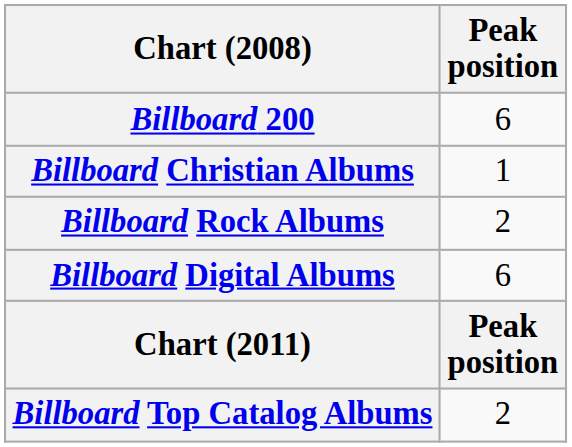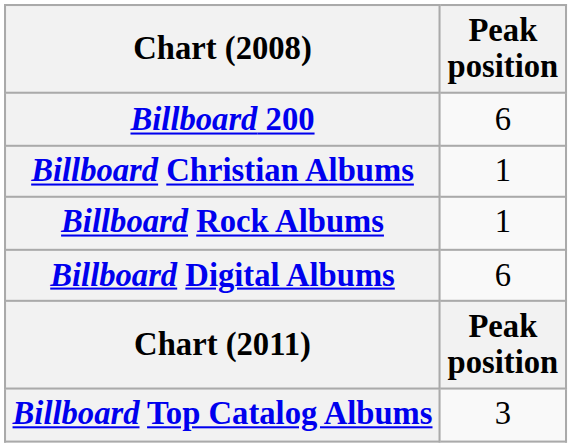(503, 222) 2 -> (503, 222) 1
(503, 414) 2 -> (503, 414) 3
